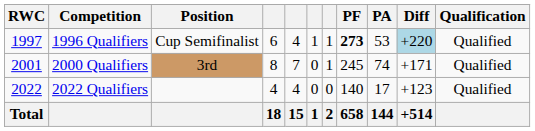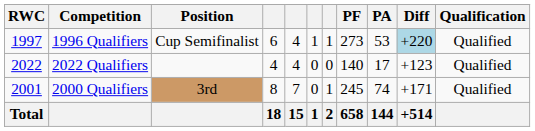(352, 41) bold -> (352, 41) normal
rows swapped: (100, 65) <-> (100, 89)
